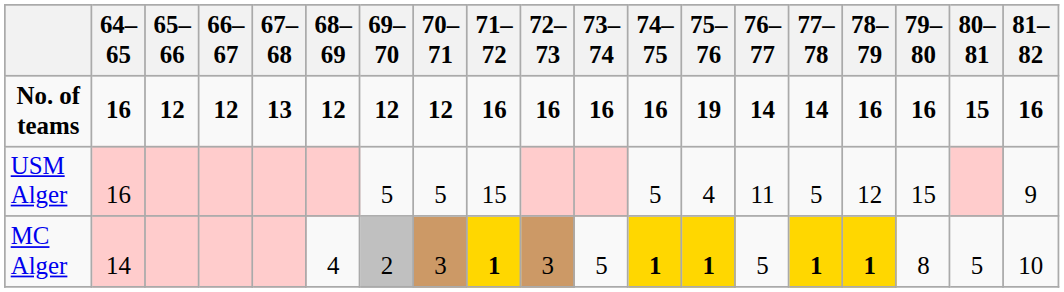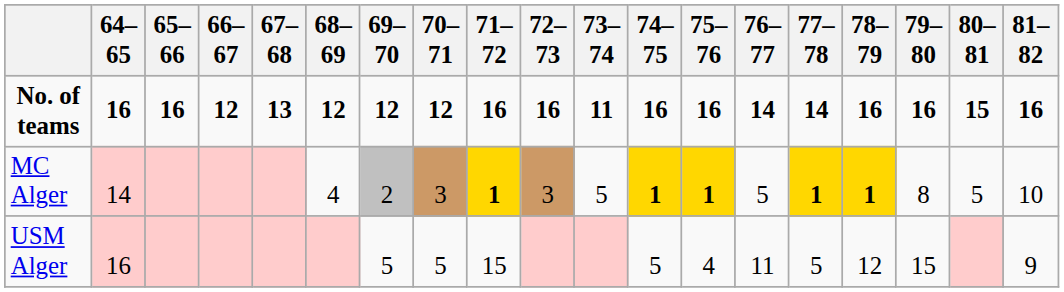(172, 110) 12 -> (172, 110) 16
(601, 110) 16 -> (601, 110) 11
(709, 110) 19 -> (709, 110) 16
rows swapped: (39, 181) <-> (39, 251)
